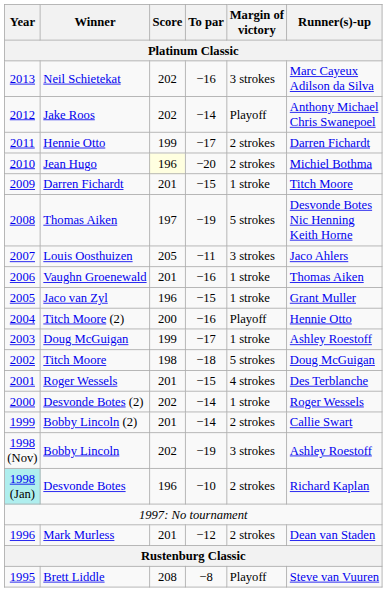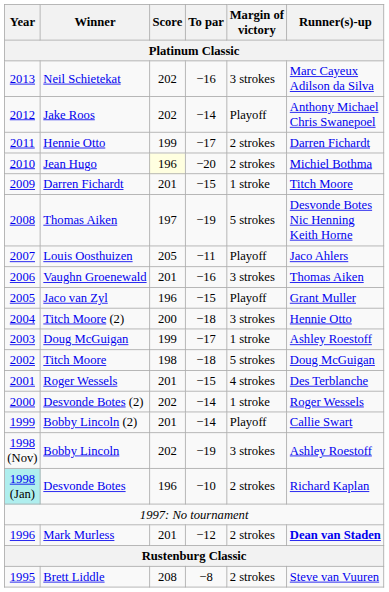(252, 256) 3 strokes -> (248, 256) Playoff
(250, 277) 1 stroke -> (252, 277) 3 strokes
(250, 297) 1 stroke -> (248, 297) Playoff
(206, 318) −16 -> (206, 318) −18
(248, 318) Playoff -> (252, 318) 3 strokes
(252, 422) 2 strokes -> (248, 422) Playoff
(333, 535) normal -> (335, 535) bold
(248, 577) Playoff -> (252, 577) 2 strokes
